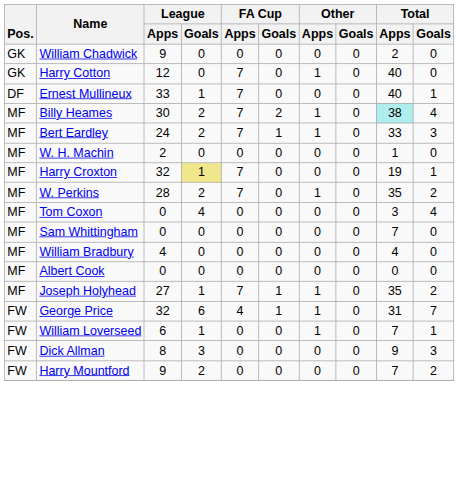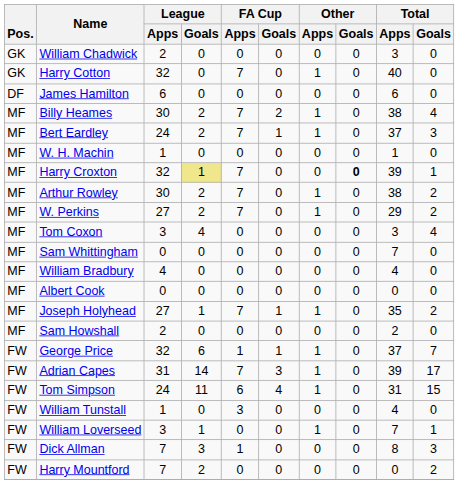(163, 53) 9 -> (163, 53) 2
(395, 53) 2 -> (395, 53) 3
(163, 73) 12 -> (163, 73) 32
- row: (86, 93)
+ row: (84, 93)
(395, 113) paleturquoise background -> (395, 113) no background
(395, 133) 33 -> (395, 133) 37
(163, 152) 2 -> (163, 152) 1
(356, 172) normal -> (356, 172) bold
(395, 172) 19 -> (395, 172) 39
+ row: (79, 192)
(163, 192) 28 -> (163, 212) 27
(395, 192) 35 -> (395, 212) 29
(163, 212) 0 -> (163, 232) 3
+ row: (79, 331)
(240, 311) 4 -> (240, 350) 1
(395, 311) 31 -> (395, 350) 37
+ row: (77, 370)
+ row: (77, 390)
+ row: (83, 410)
(163, 331) 6 -> (163, 430) 3
(163, 350) 8 -> (163, 449) 7
(240, 350) 0 -> (240, 449) 1
(395, 350) 9 -> (395, 449) 8
(163, 370) 9 -> (163, 469) 7
(395, 370) 7 -> (395, 469) 0
